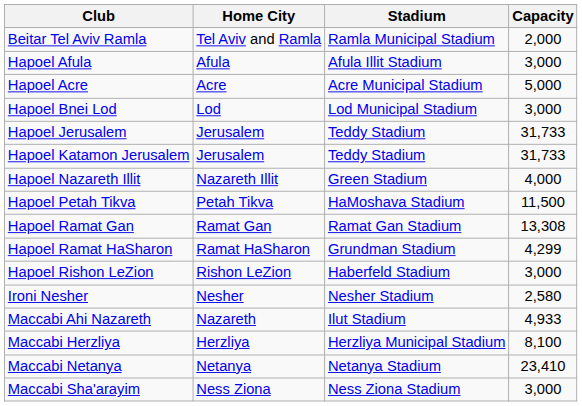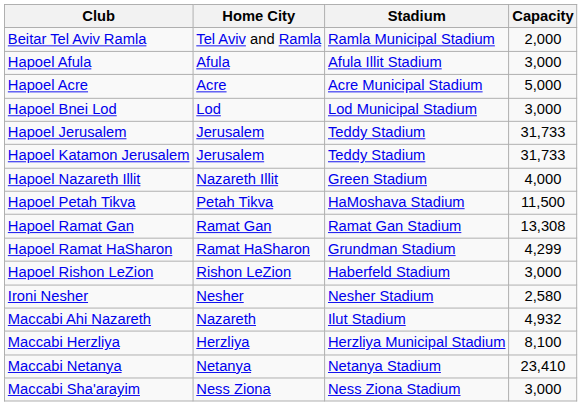(543, 319) 4,933 -> (543, 319) 4,932
